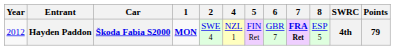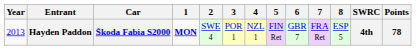+ column: (234, 11)
(16, 32) 2012 -> (16, 32) 2013
(298, 32) bold -> (320, 31) normal
(376, 32) 79 -> (397, 32) 78
